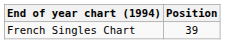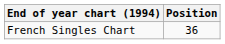(192, 30) 39 -> (192, 30) 36
